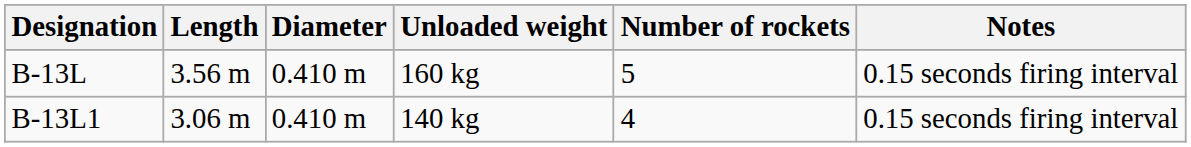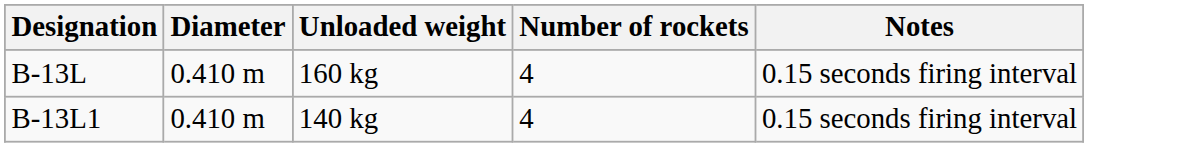- column: (214, 27)
(628, 73) 5 -> (527, 73) 4
